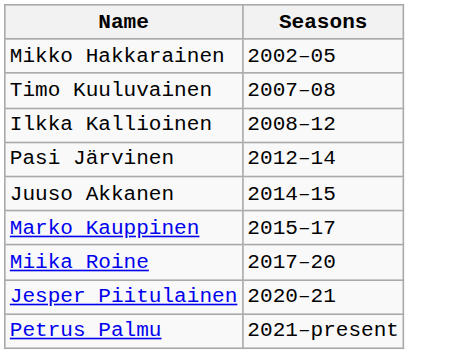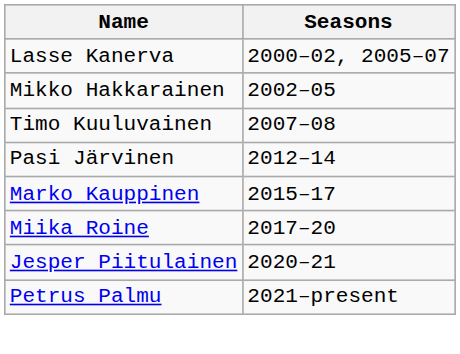+ row: (92, 56)
- row: (111, 125)
- row: (92, 194)
